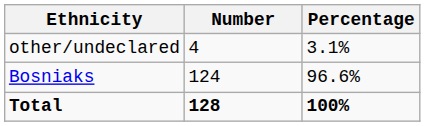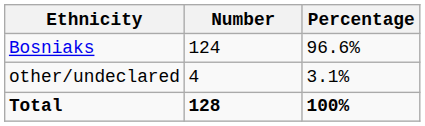rows swapped: (52, 77) <-> (94, 48)
